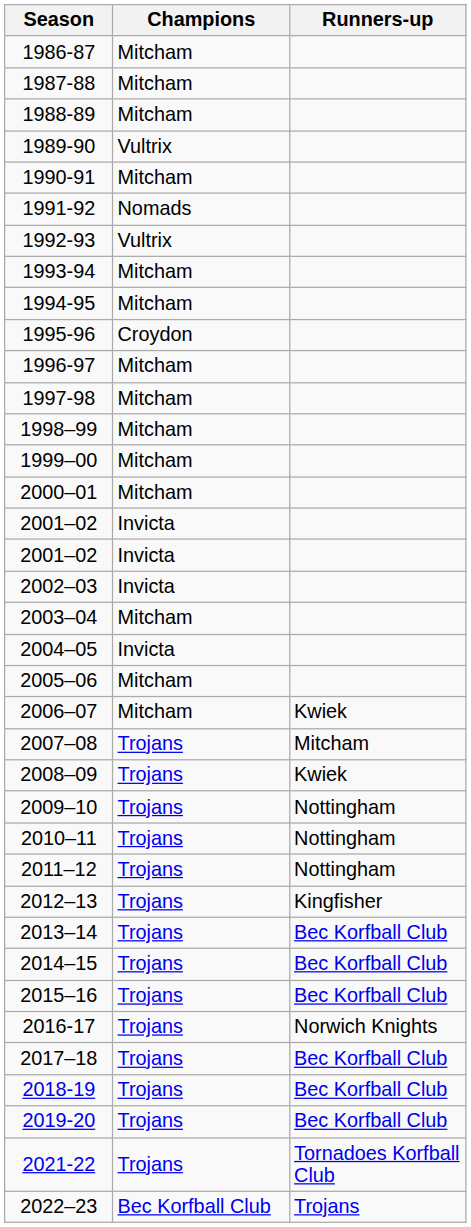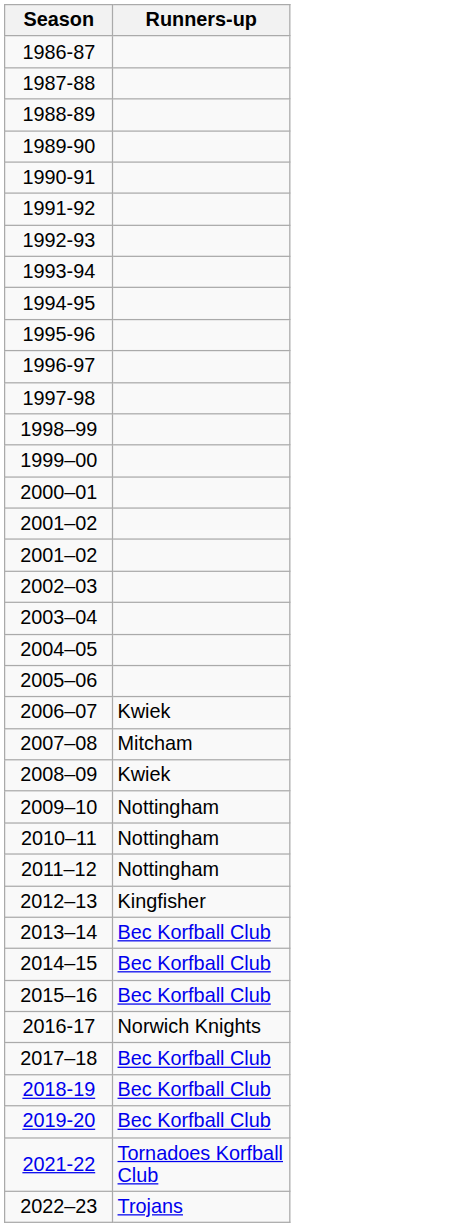- column: (201, 20)
